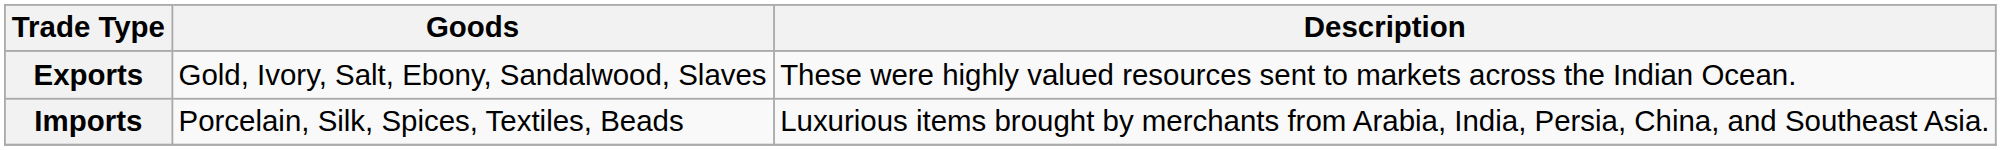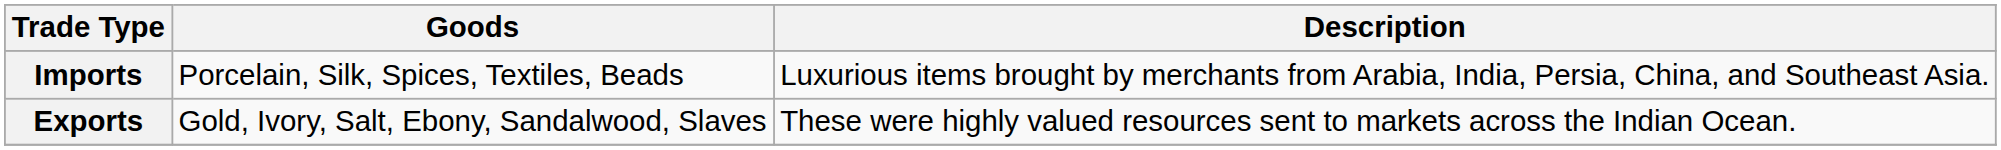rows swapped: (88, 74) <-> (88, 121)
